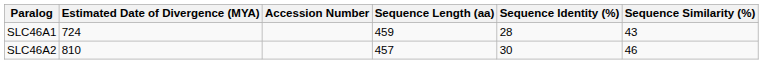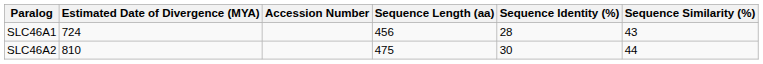(384, 31) 459 -> (384, 31) 456
(384, 50) 457 -> (384, 50) 475
(631, 50) 46 -> (631, 50) 44
